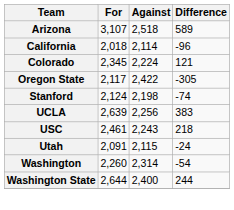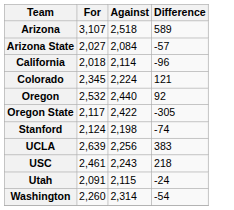+ row: (41, 46)
+ row: (41, 96)
- row: (51, 180)
